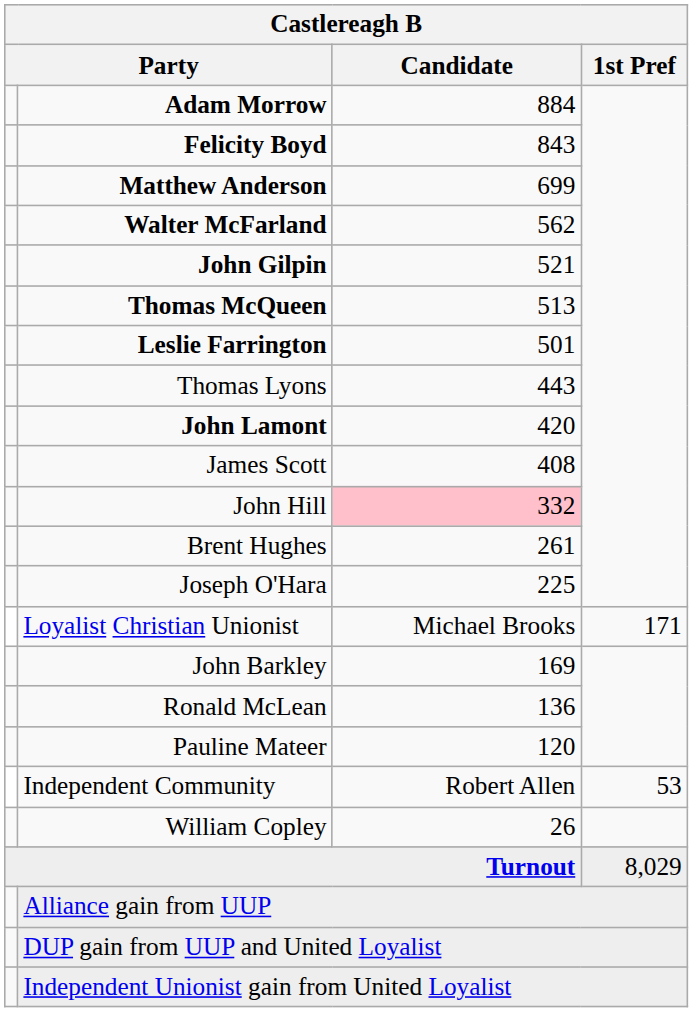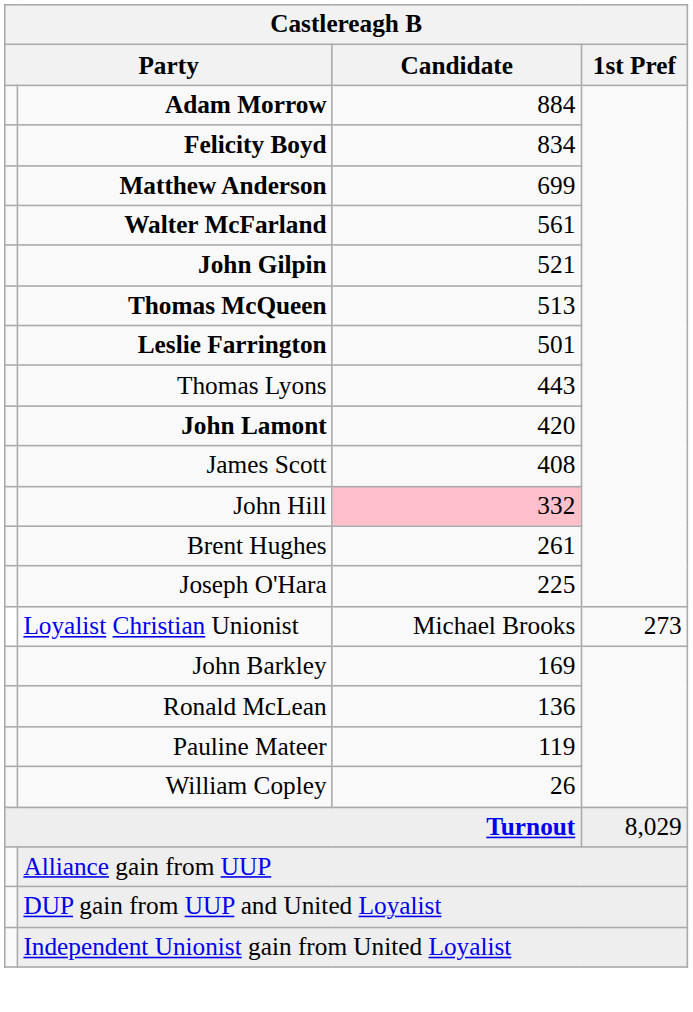(556, 144) 843 -> (556, 144) 834
(556, 225) 562 -> (556, 225) 561
(663, 625) 171 -> (663, 625) 273
(556, 746) 120 -> (557, 746) 119
- row: (149, 786)
